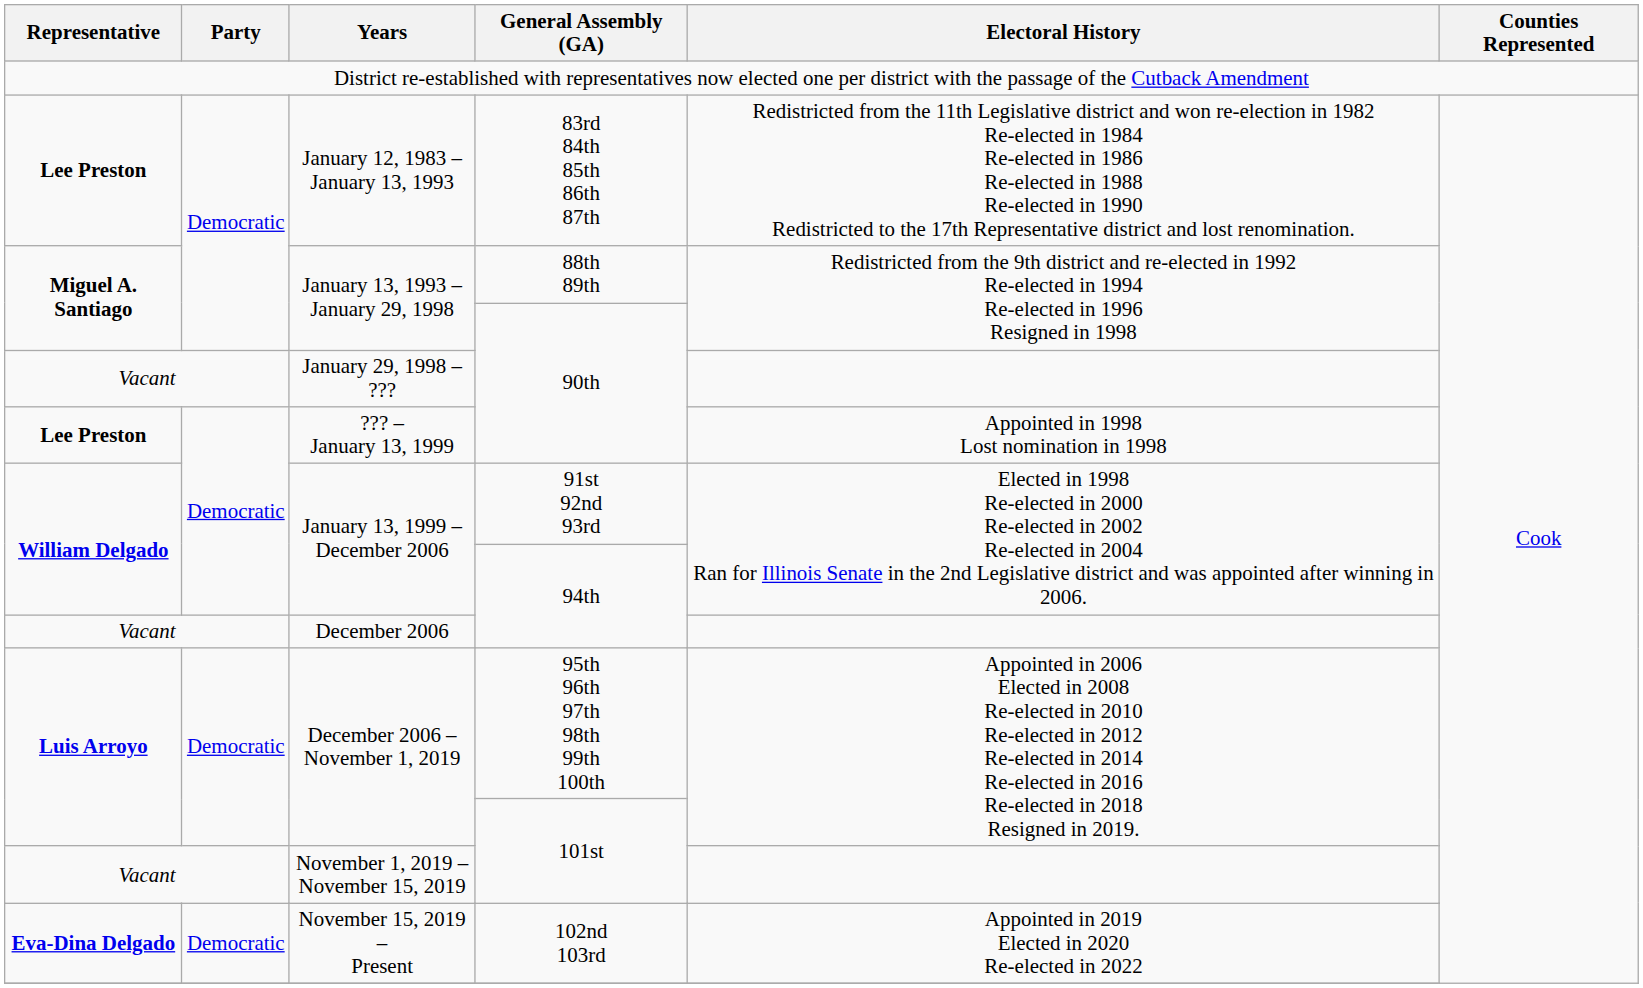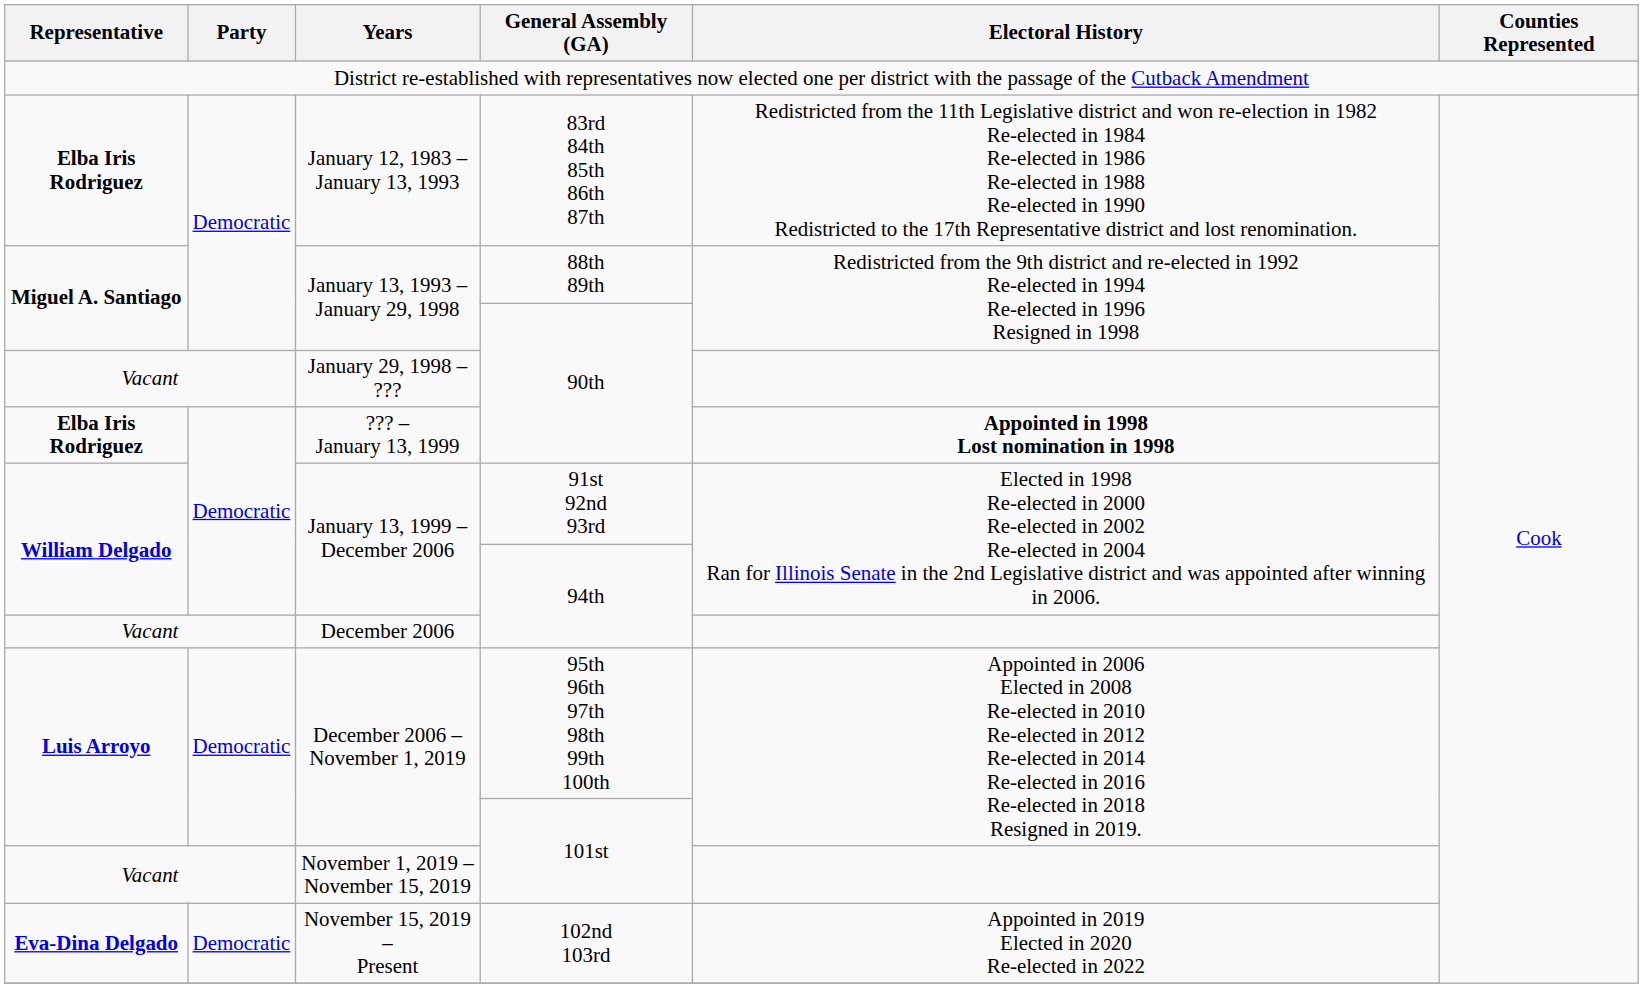(93, 170) Lee Preston -> (96, 170) Elba Iris Rodriguez
(93, 434) Lee Preston -> (96, 434) Elba Iris Rodriguez
(1063, 434) normal -> (1066, 434) bold
